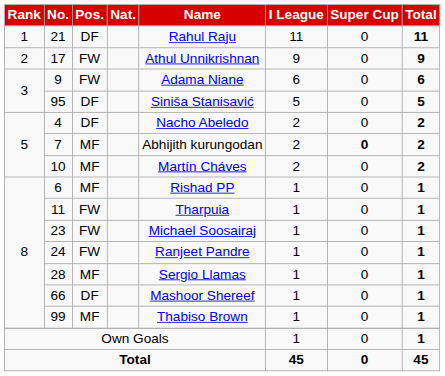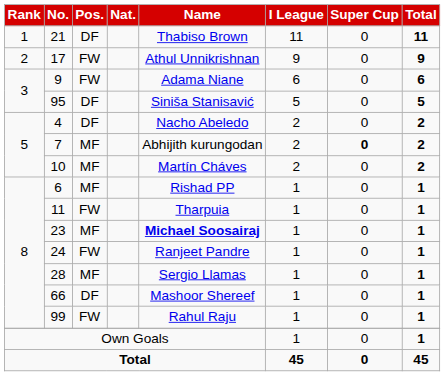(202, 36) Rahul Raju -> (202, 36) Thabiso Brown
(90, 230) FW -> (90, 230) MF
(202, 230) normal -> (202, 230) bold
(90, 317) MF -> (90, 317) FW
(202, 317) Thabiso Brown -> (202, 317) Rahul Raju
